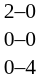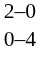- row: (20, 39)
